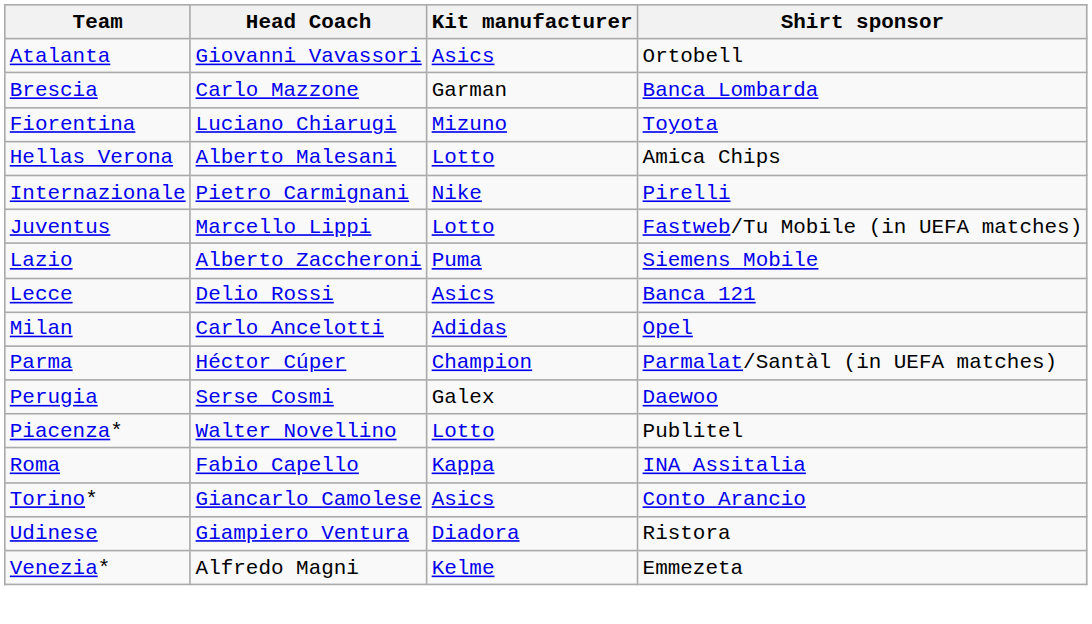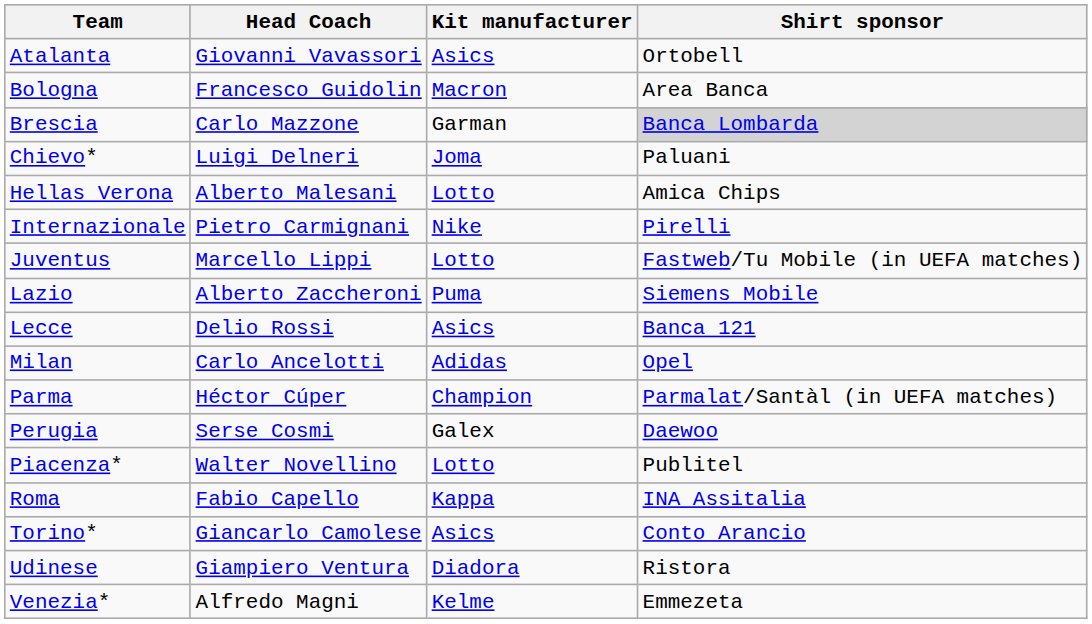+ row: (54, 90)
(731, 90) no background -> (731, 124) lightgrey background
+ row: (54, 158)
- row: (73, 124)
